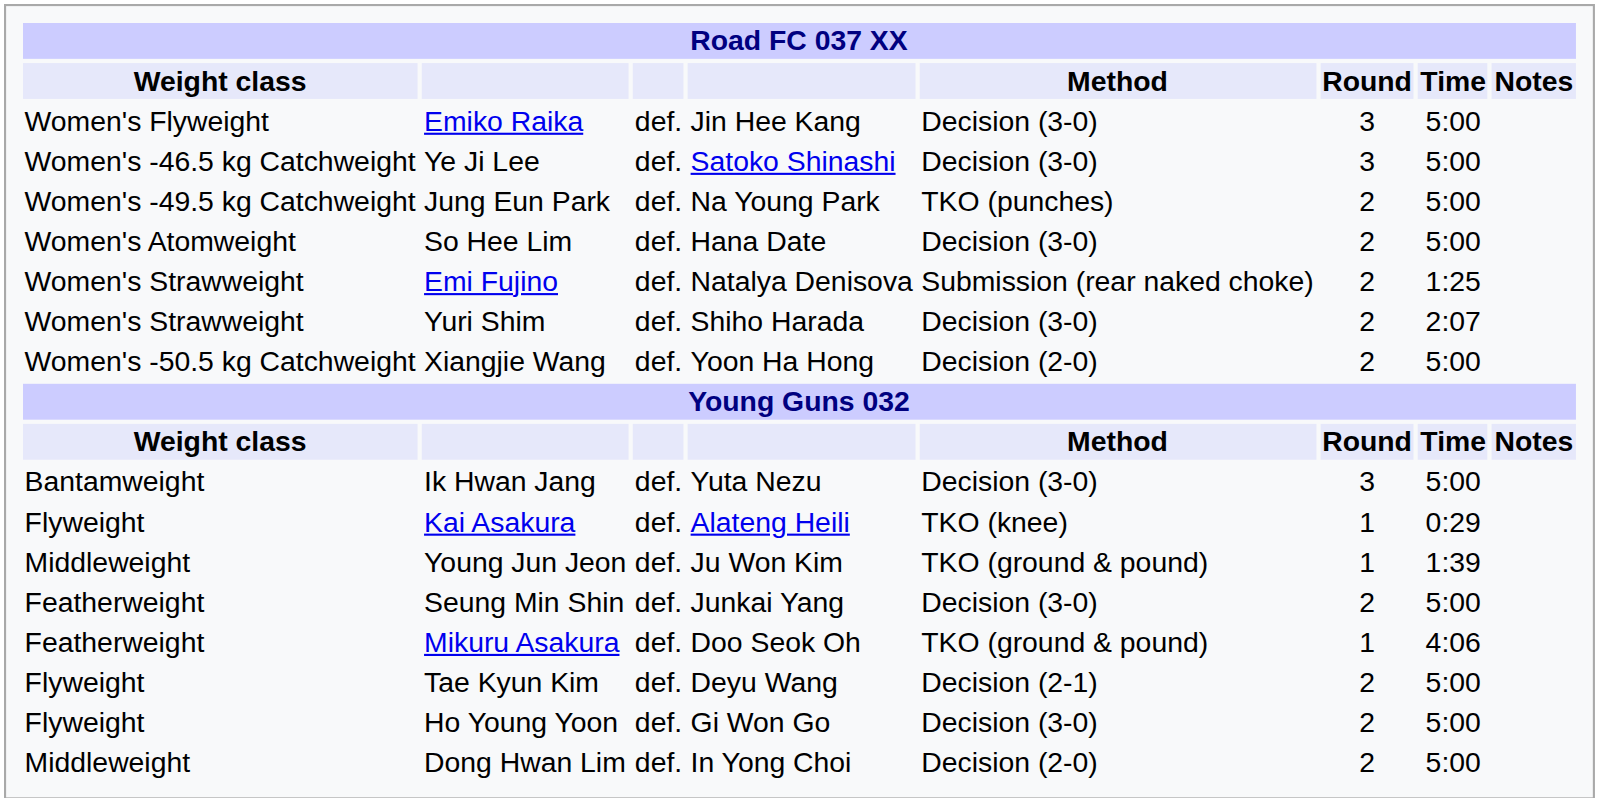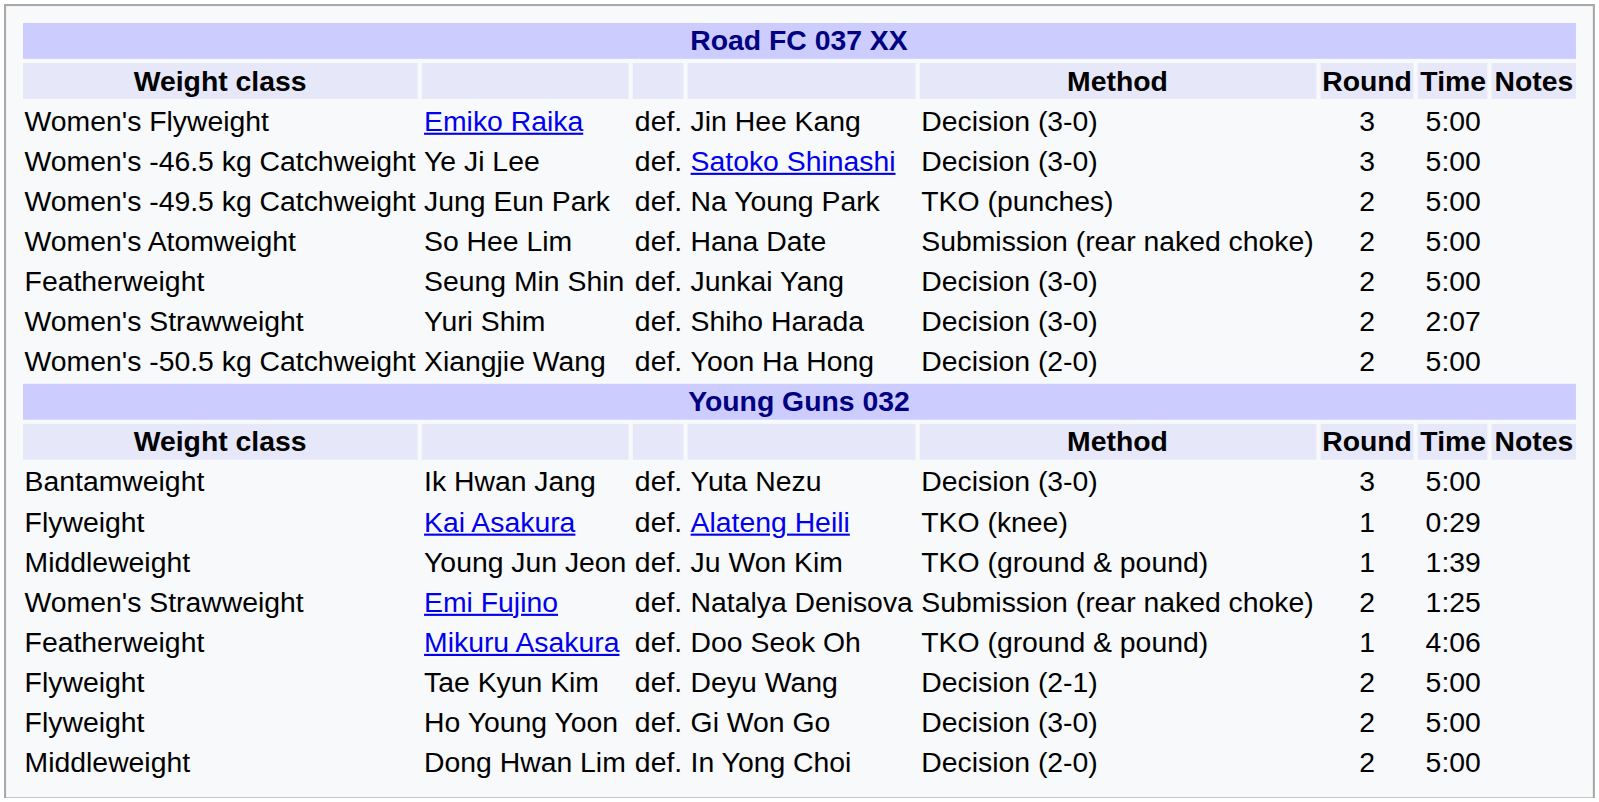(1010, 241) Decision (3-0) -> (1118, 241) Submission (rear naked choke)
rows swapped: (491, 281) <-> (524, 602)
